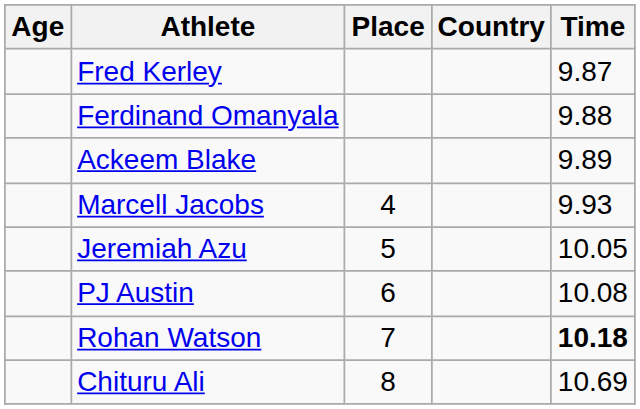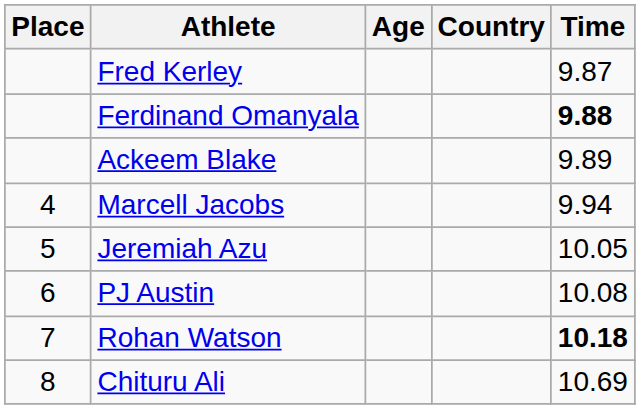columns swapped: (388, 26) <-> (38, 26)
(585, 115) normal -> (585, 115) bold
(585, 204) 9.93 -> (585, 204) 9.94
